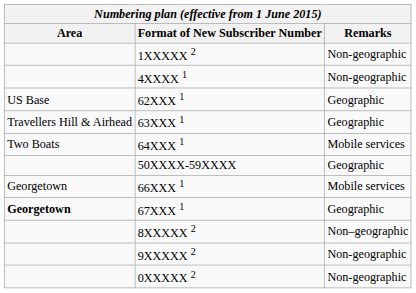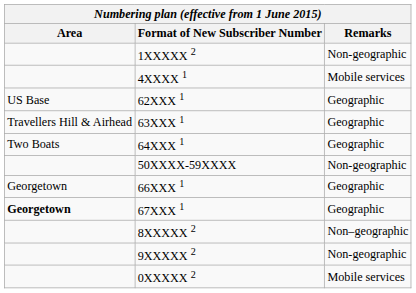(367, 76) Non-geographic -> (366, 76) Mobile services
(366, 144) Mobile services -> (356, 144) Geographic
(356, 165) Geographic -> (367, 165) Non-geographic
(366, 186) Mobile services -> (356, 186) Geographic
(367, 276) Non-geographic -> (366, 276) Mobile services
